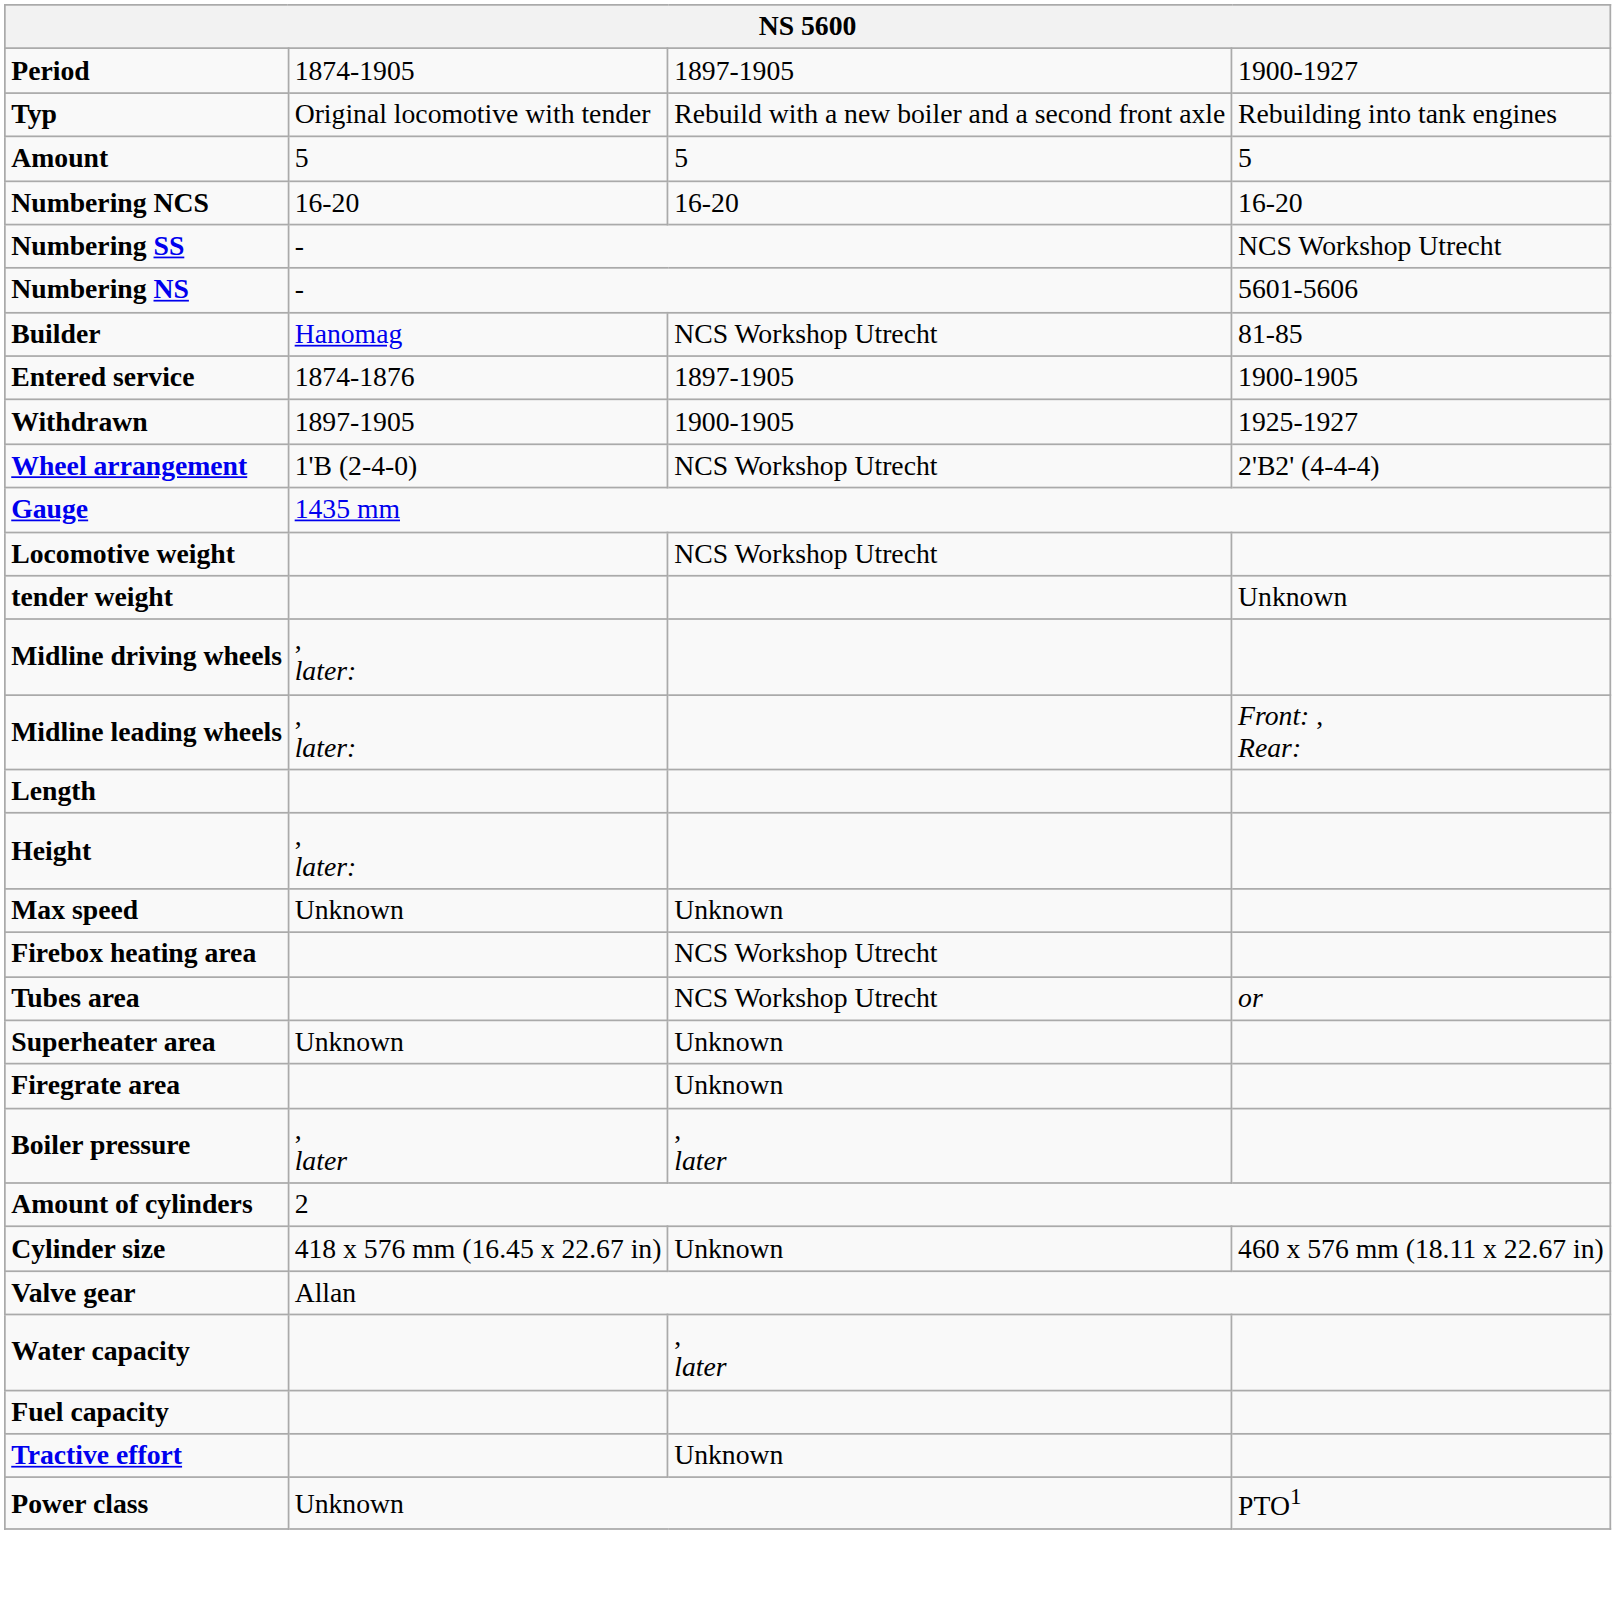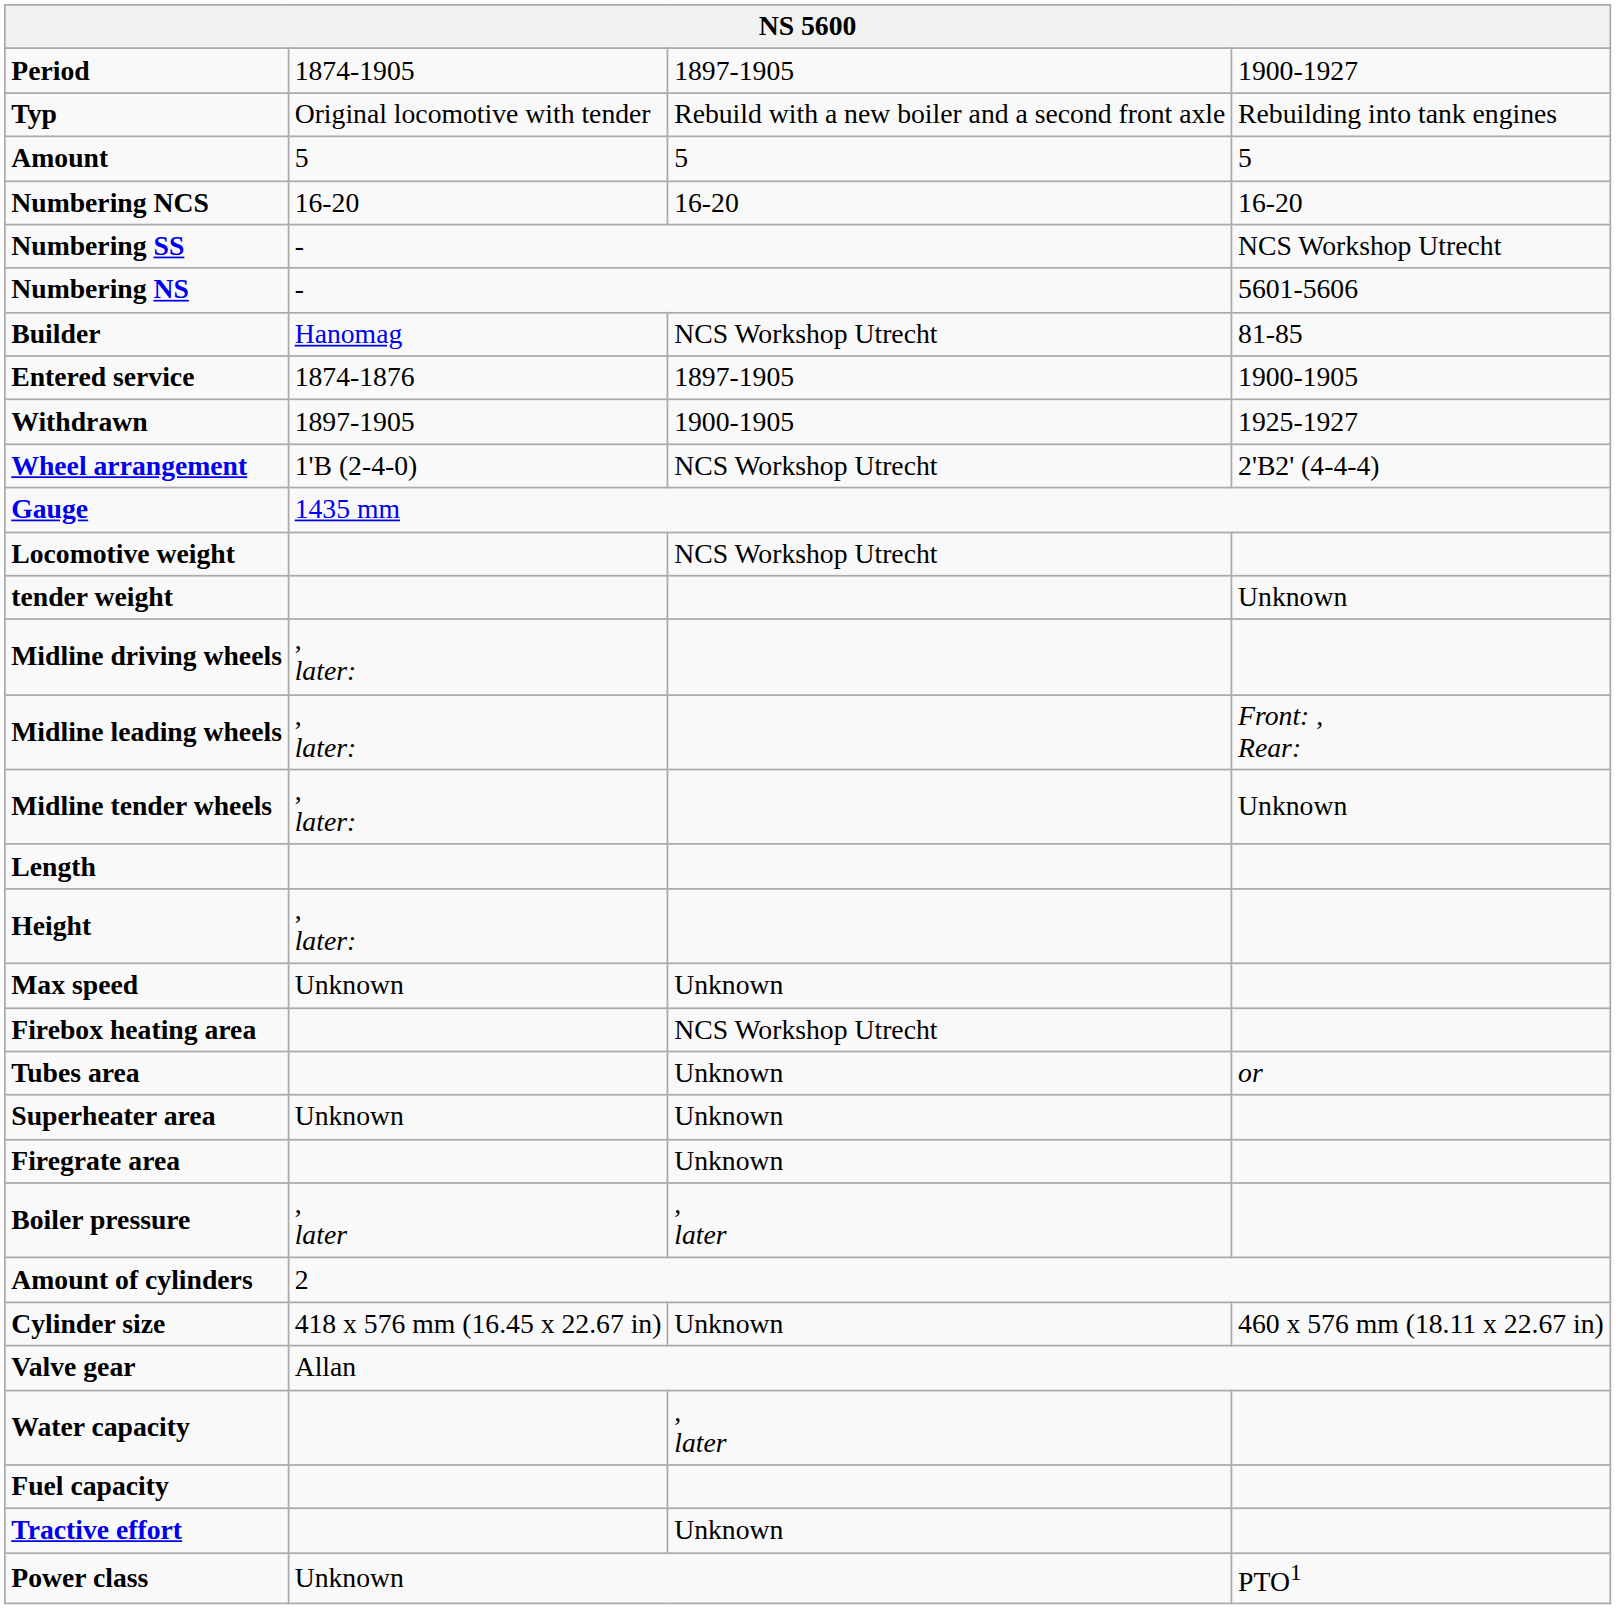+ row: (142, 806)
(806, 997) NCS Workshop Utrecht -> (729, 1072) Unknown
